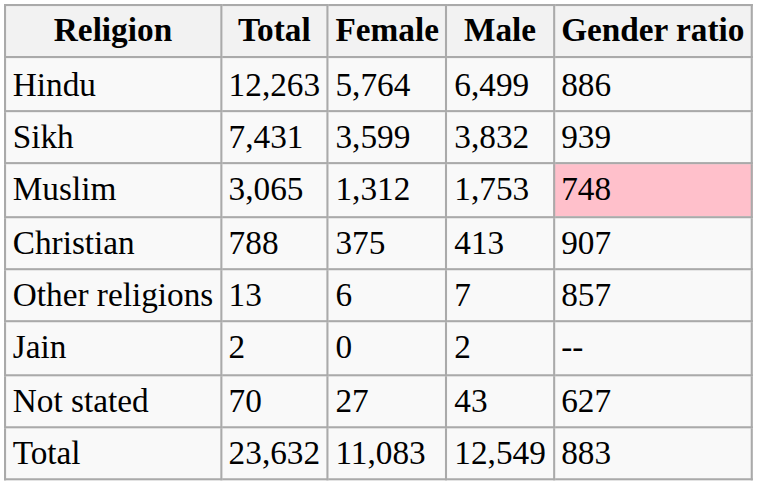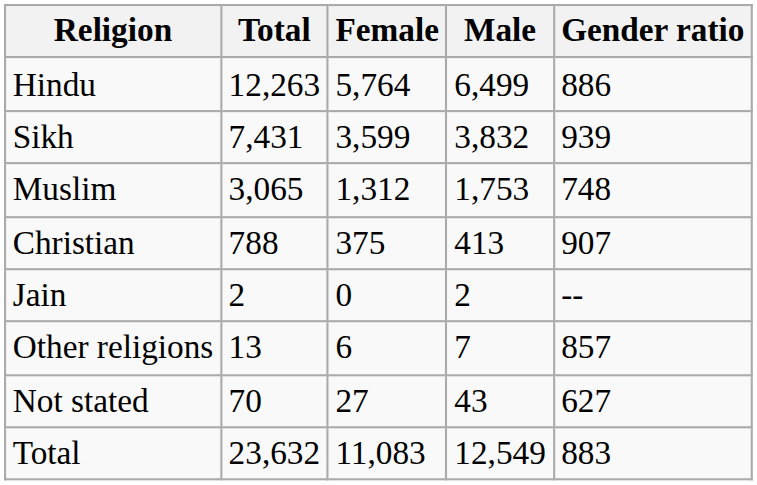(586, 189) pink background -> (586, 189) no background
rows swapped: (40, 347) <-> (113, 294)
